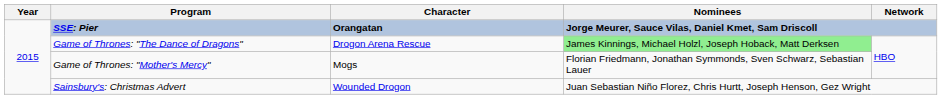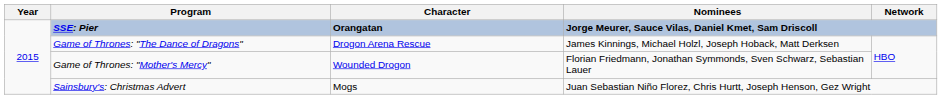(702, 43) lightgreen background -> (702, 43) no background
(345, 65) Mogs -> (372, 65) Wounded Drogon
(372, 86) Wounded Drogon -> (345, 86) Mogs
